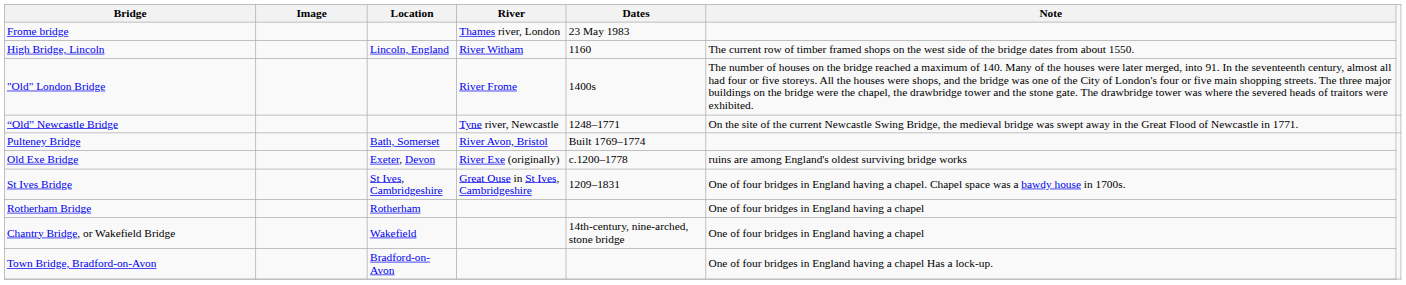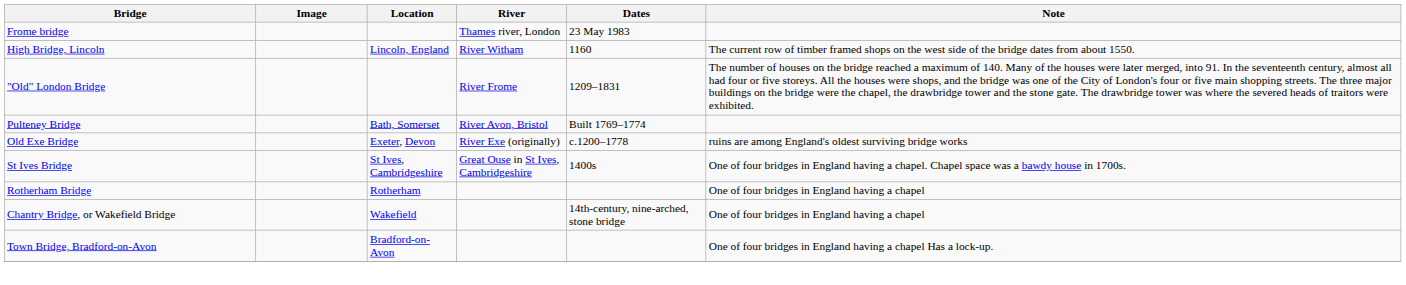(582, 86) 1400s -> (595, 86) 1209–1831
- row: (62, 123)
(594, 184) 1209–1831 -> (583, 166) 1400s
